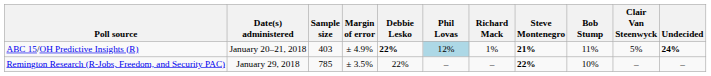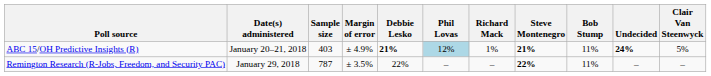columns swapped: (636, 23) <-> (683, 34)
(389, 49) 22% -> (389, 49) 21%
(325, 64) 785 -> (325, 64) 787
(590, 64) 10% -> (590, 64) 11%
